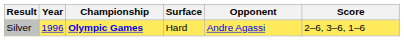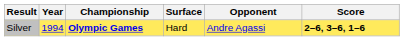(53, 28) 1996 -> (53, 28) 1994
(335, 28) normal -> (335, 28) bold
